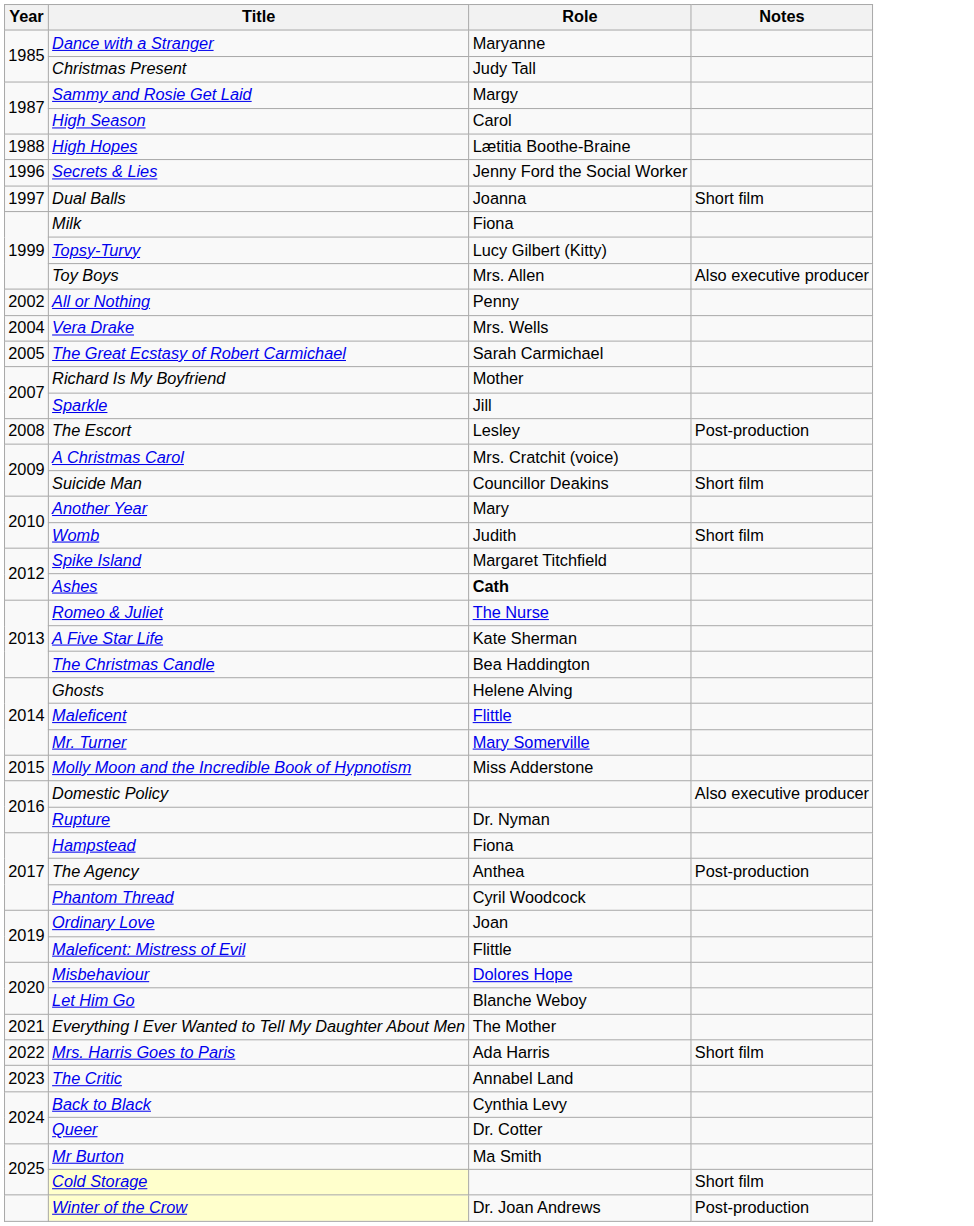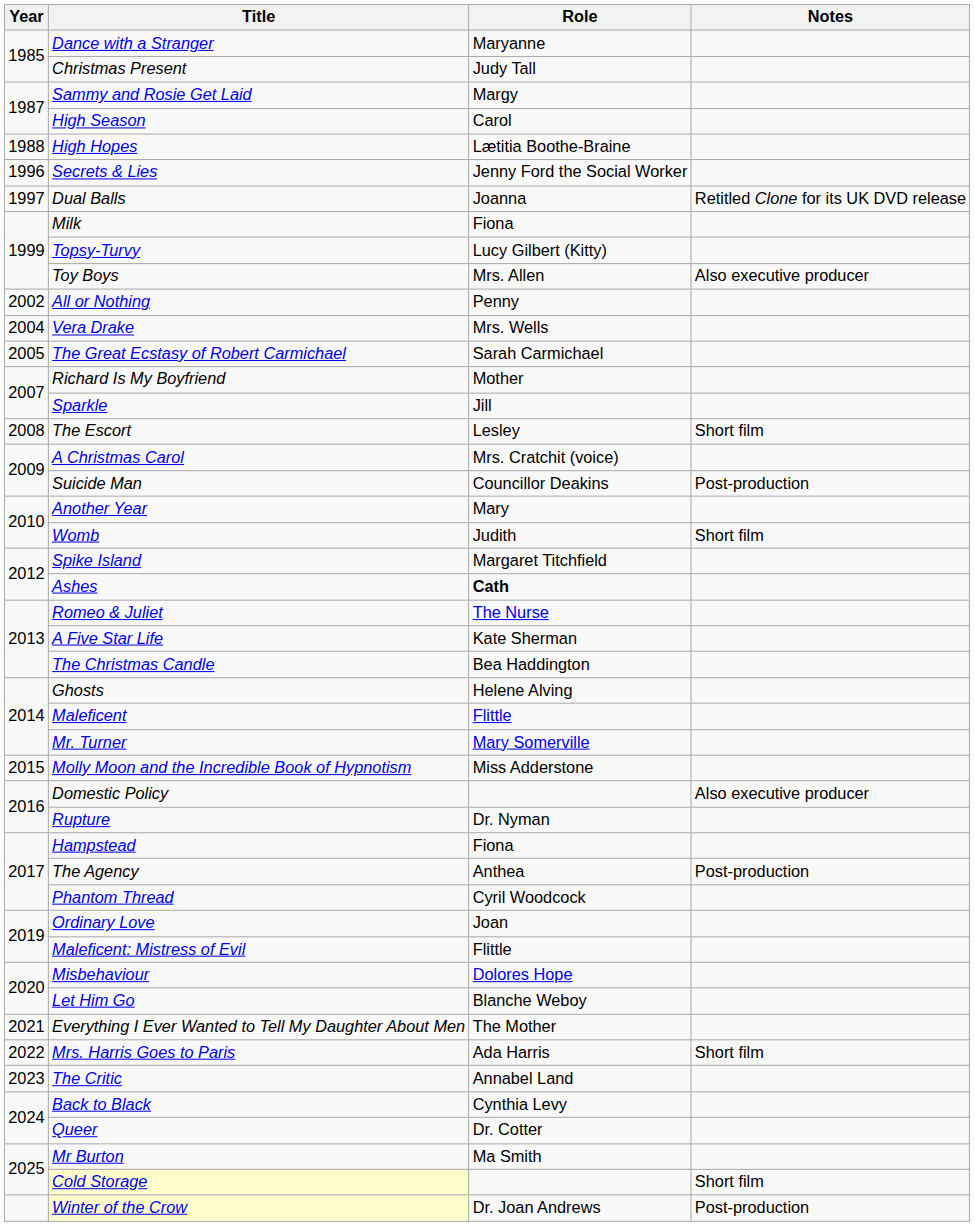(729, 198) Short film -> (830, 198) Retitled Clone for its UK DVD release
(752, 431) Post-production -> (729, 431) Short film
(729, 483) Short film -> (752, 483) Post-production
